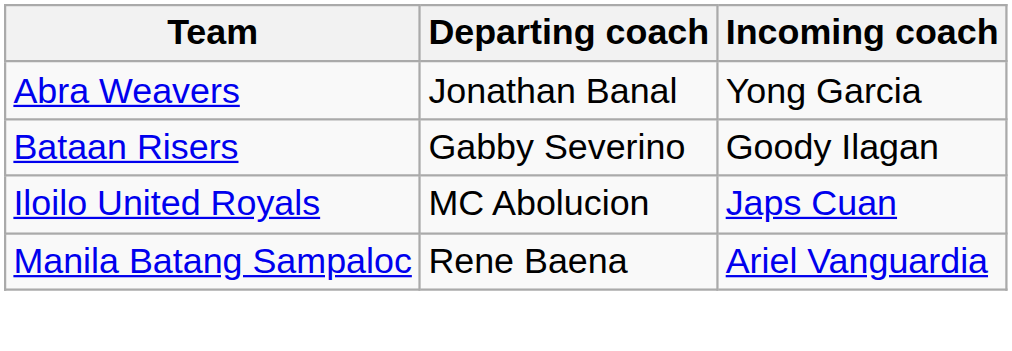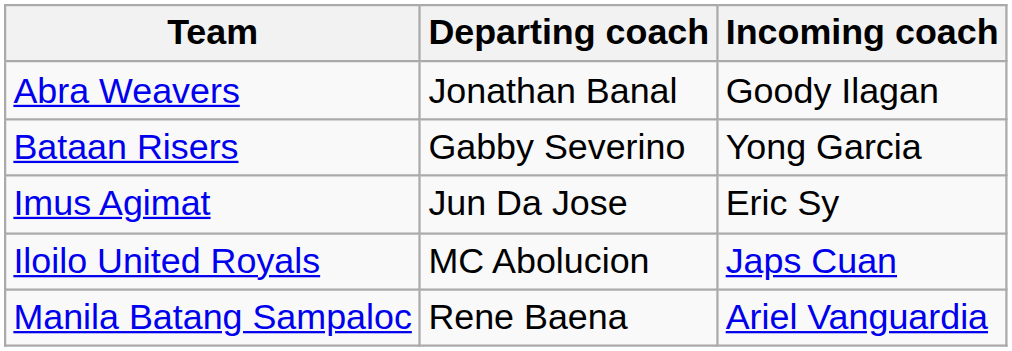(824, 89) Yong Garcia -> (832, 89) Goody Ilagan
(832, 146) Goody Ilagan -> (824, 146) Yong Garcia
+ row: (112, 203)
